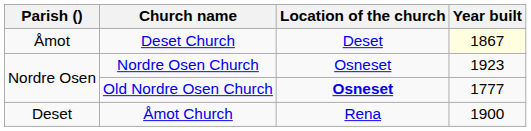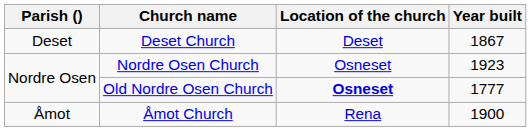(52, 41) Åmot -> (52, 41) Deset
(487, 41) lightyellow background -> (487, 41) no background
(52, 114) Deset -> (52, 114) Åmot
